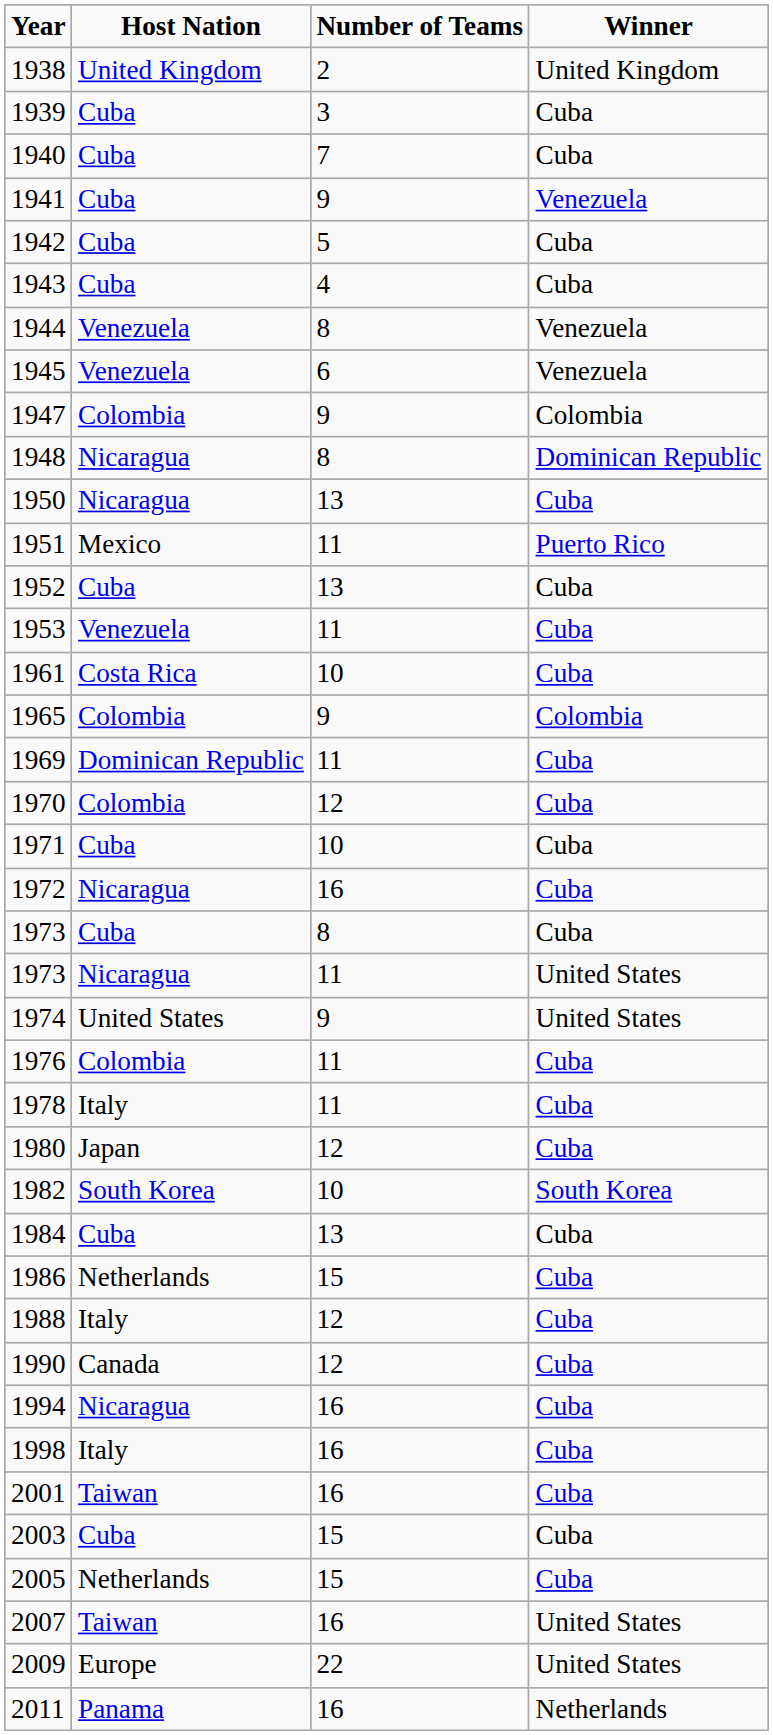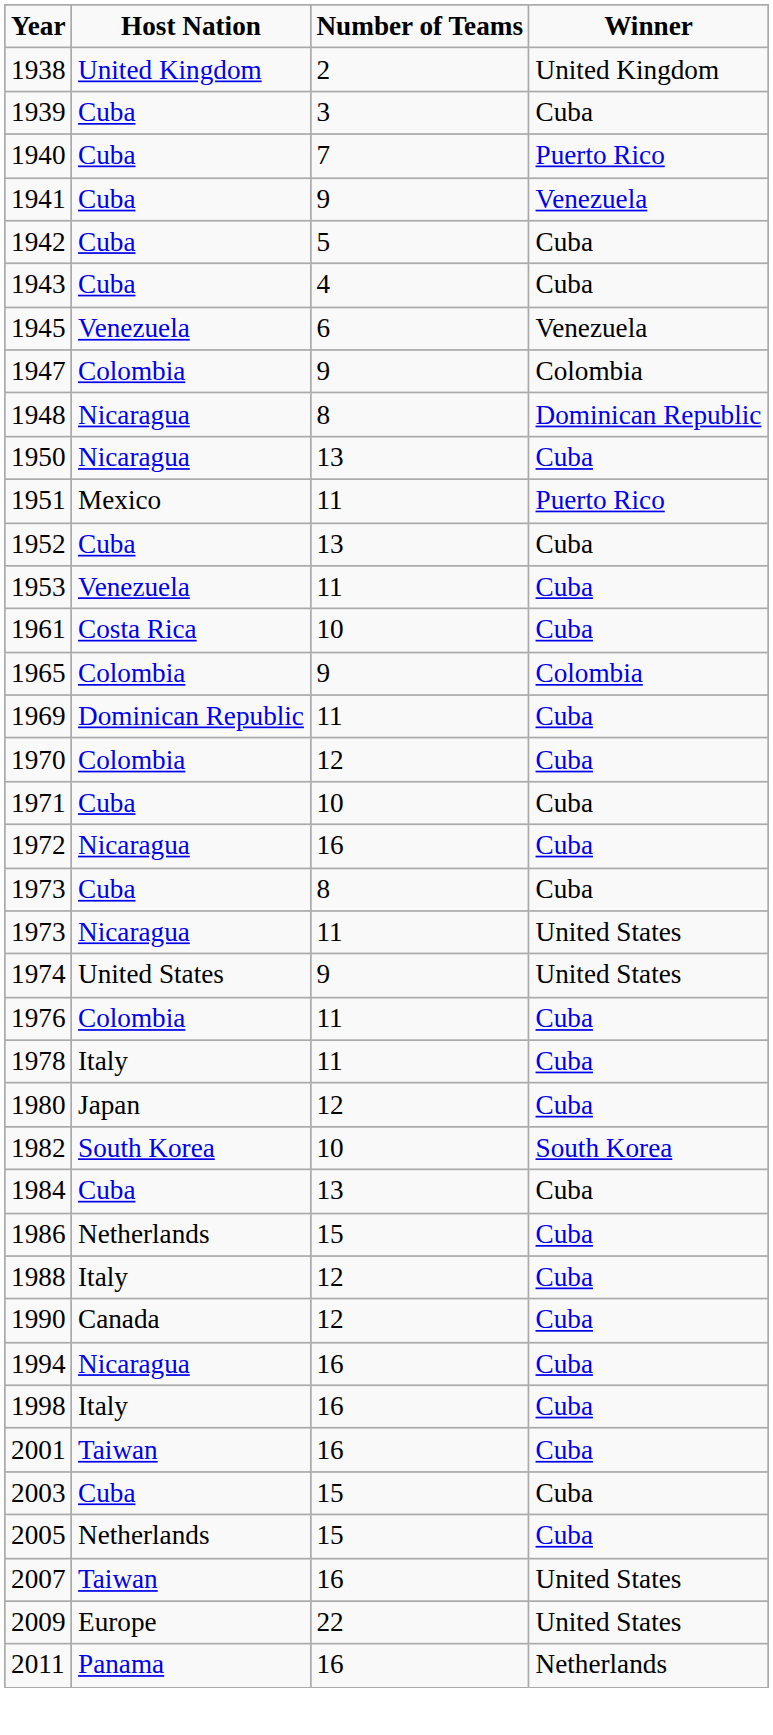(564, 155) Cuba -> (600, 155) Puerto Rico
- row: (38, 328)
